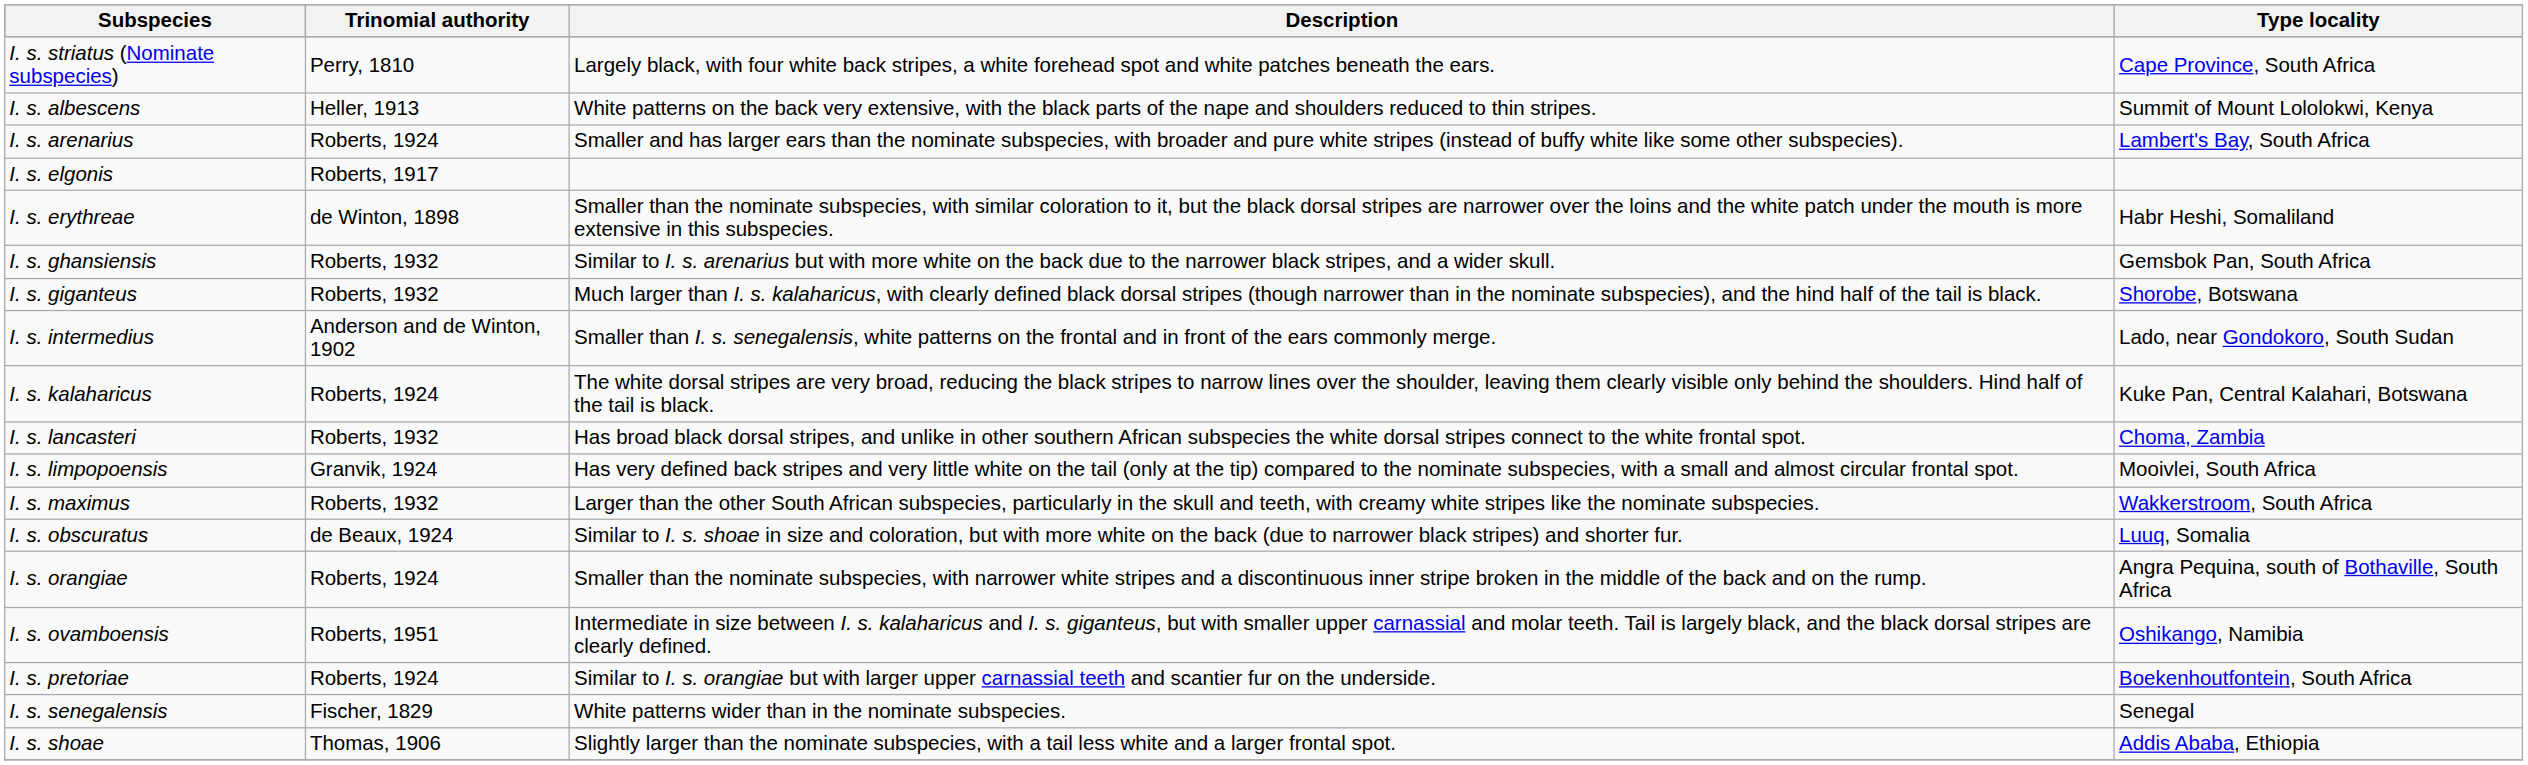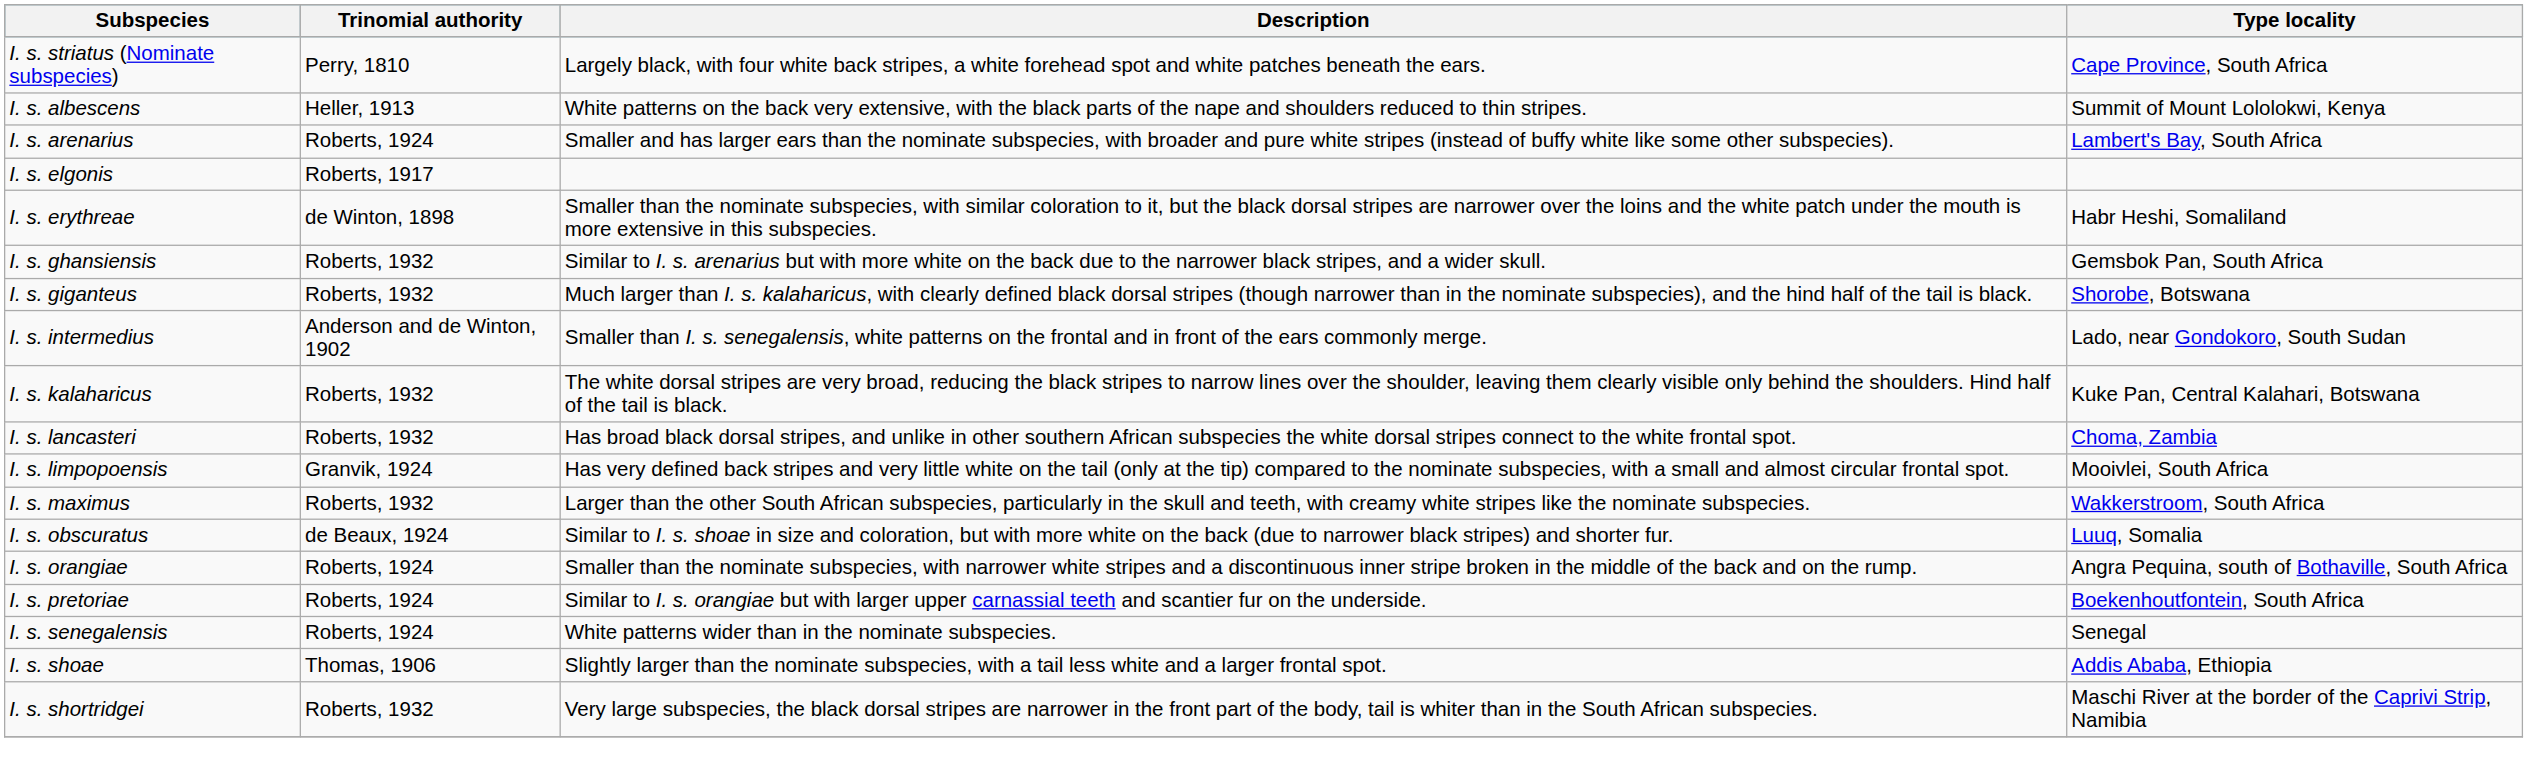(374, 393) Roberts, 1924 -> (369, 393) Roberts, 1932
- row: (89, 634)
(371, 711) Fischer, 1829 -> (369, 632) Roberts, 1924
+ row: (77, 709)
